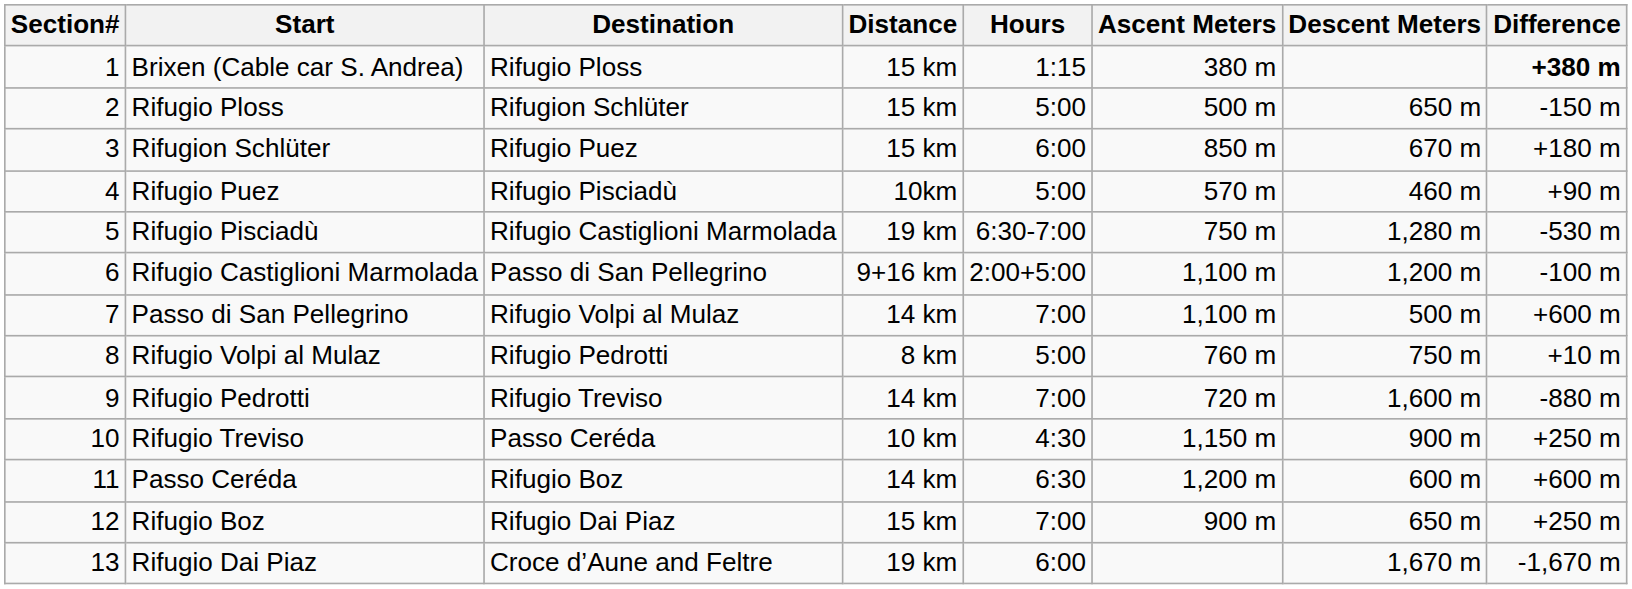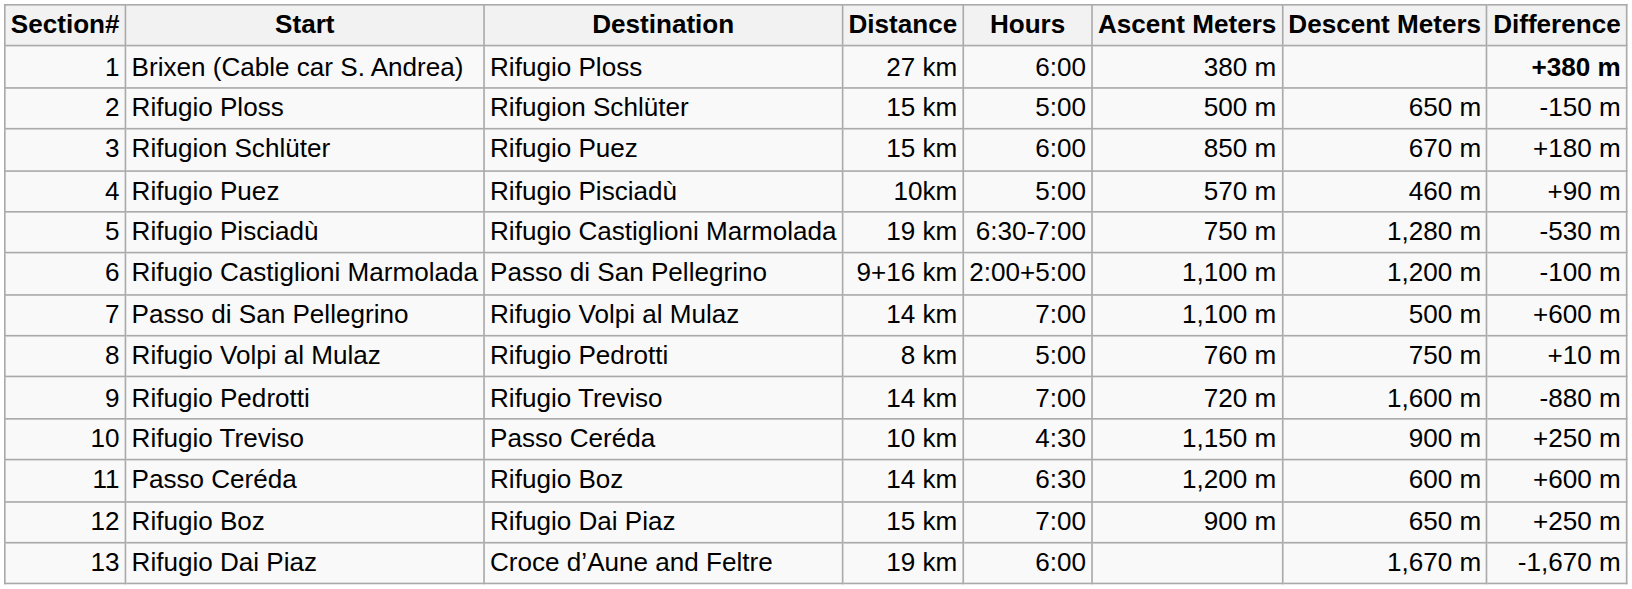(922, 66) 15 km -> (922, 66) 27 km
(1061, 66) 1:15 -> (1061, 66) 6:00
